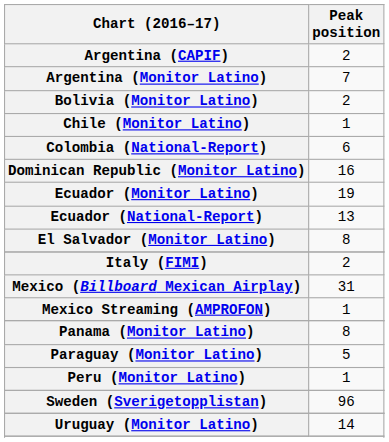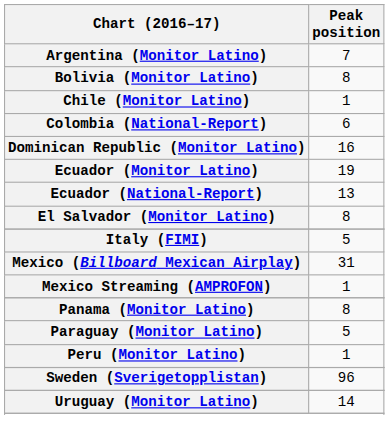- row: (157, 56)
(346, 102) 2 -> (346, 79) 8
(346, 263) 2 -> (346, 240) 5
